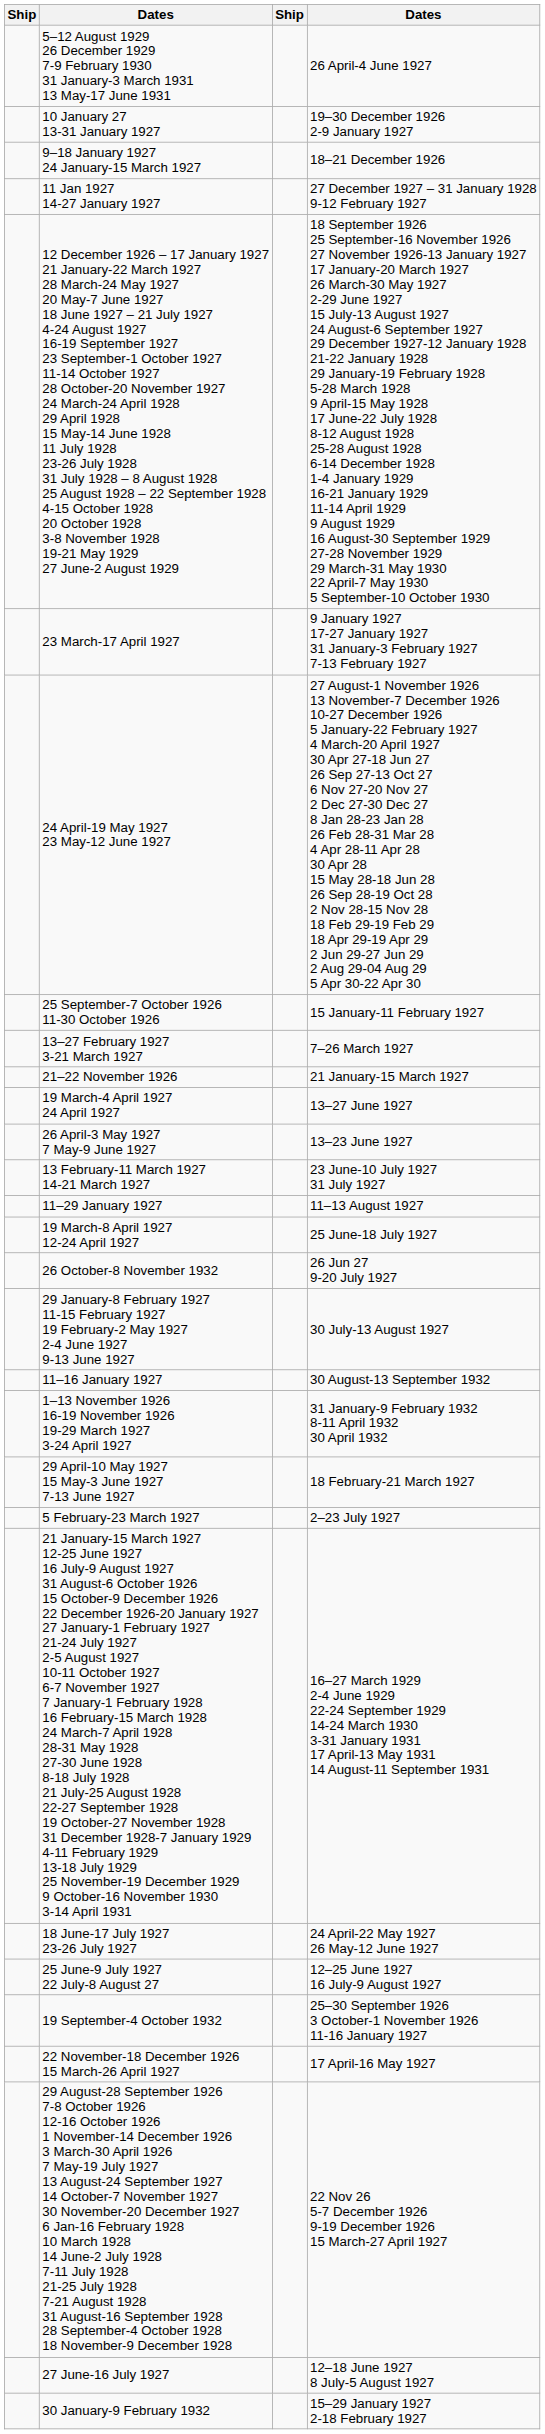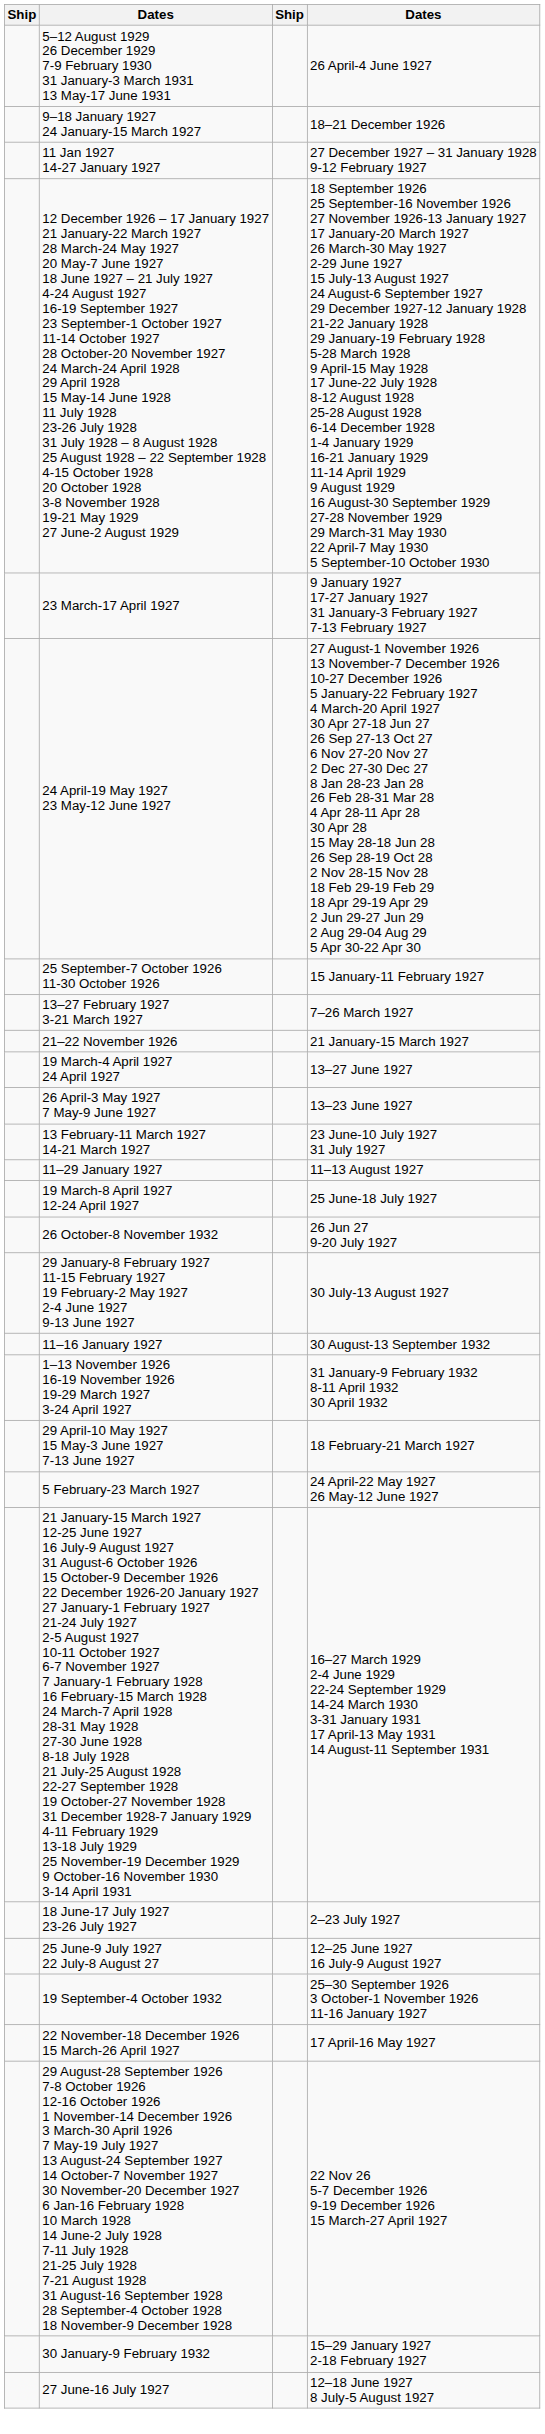- row: (101, 124)
(355, 1518) 2–23 July 1927 -> (374, 1489) 24 April-22 May 1927 26 May-12 June 1927
(374, 1941) 24 April-22 May 1927 26 May-12 June 1927 -> (355, 1920) 2–23 July 1927
rows swapped: (126, 2411) <-> (106, 2375)
